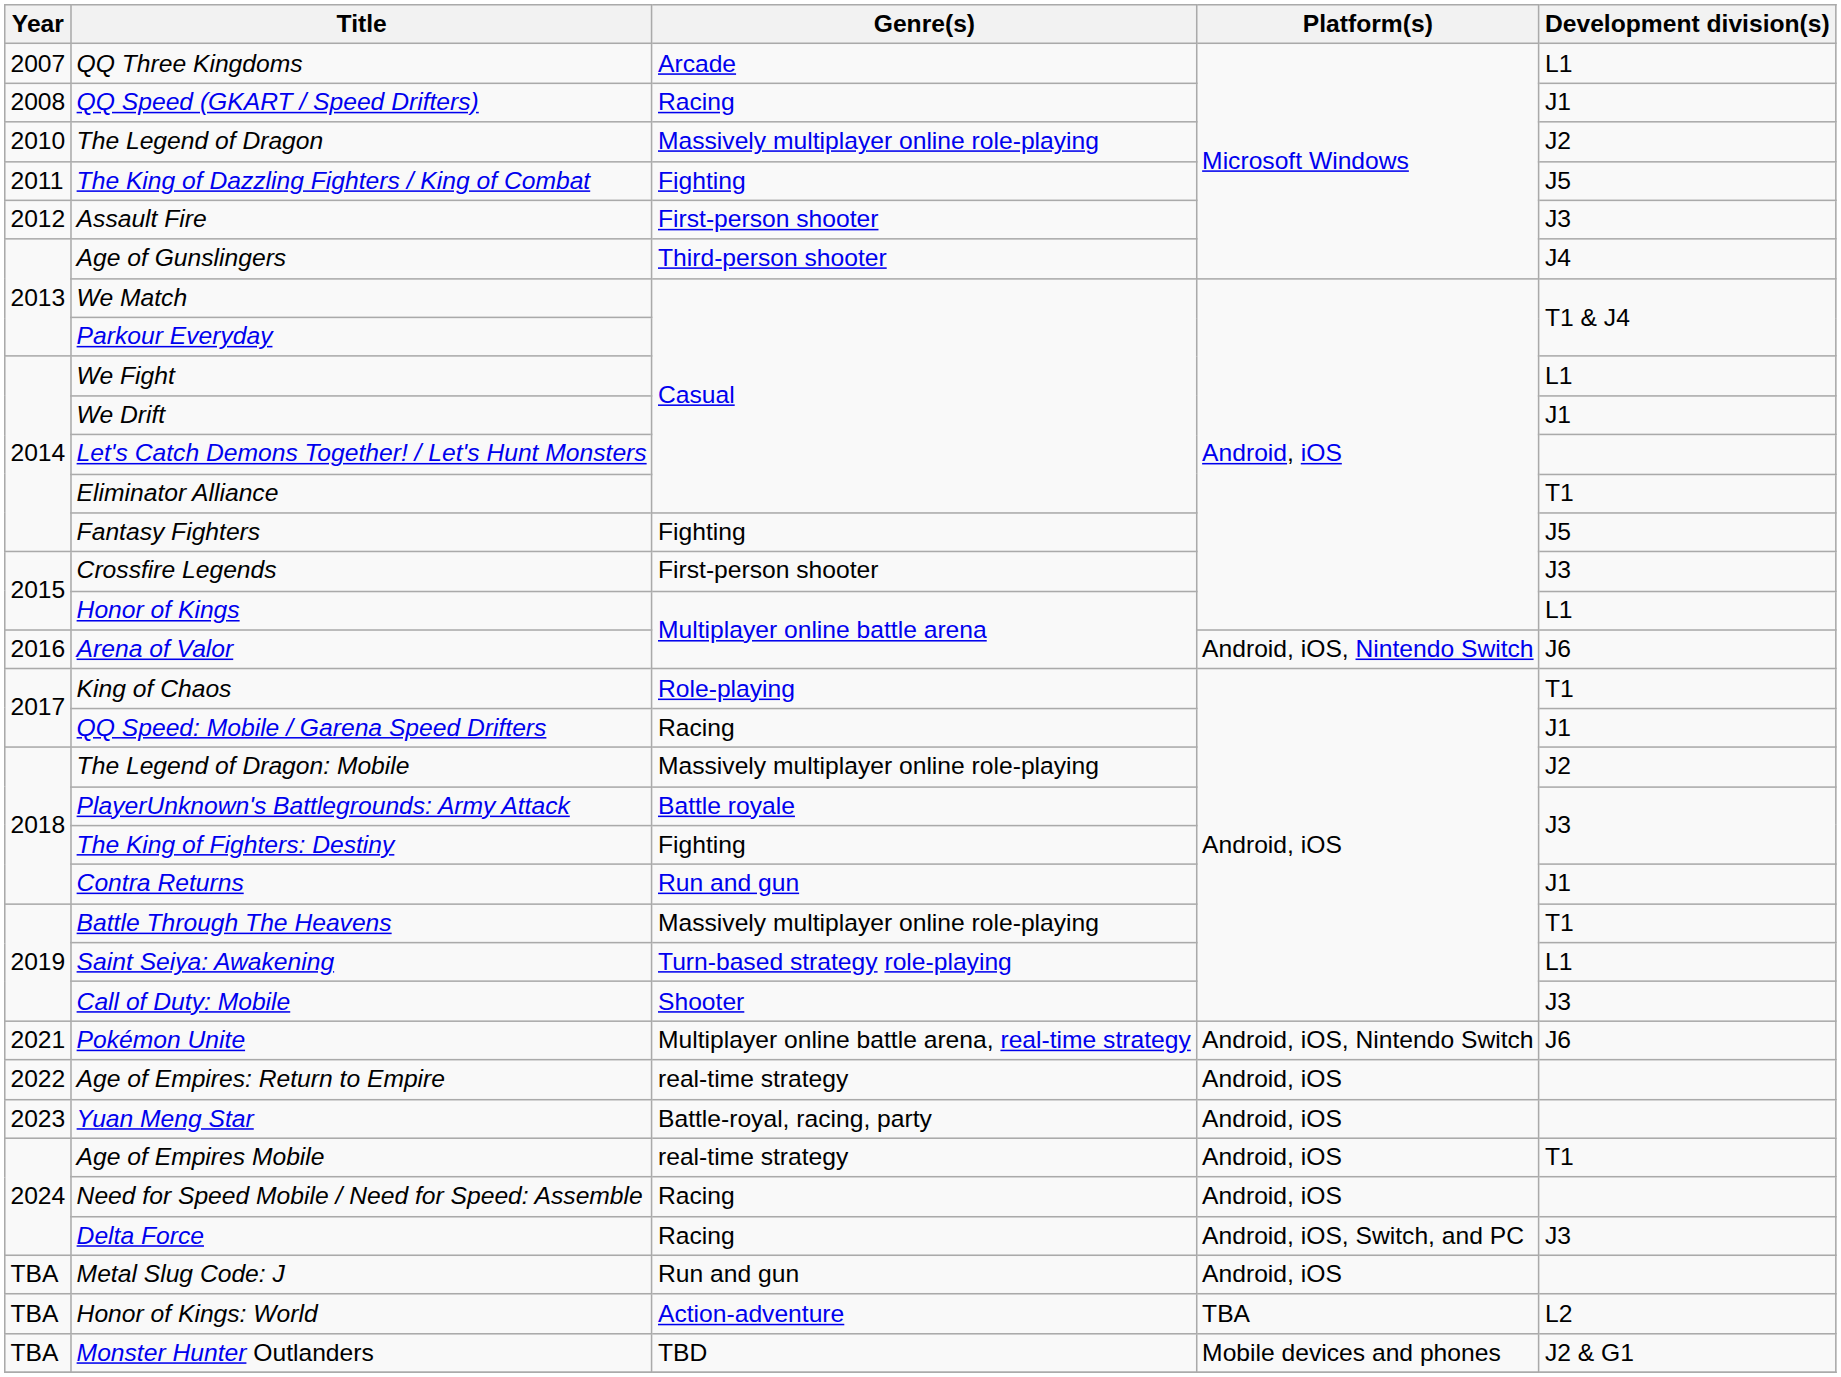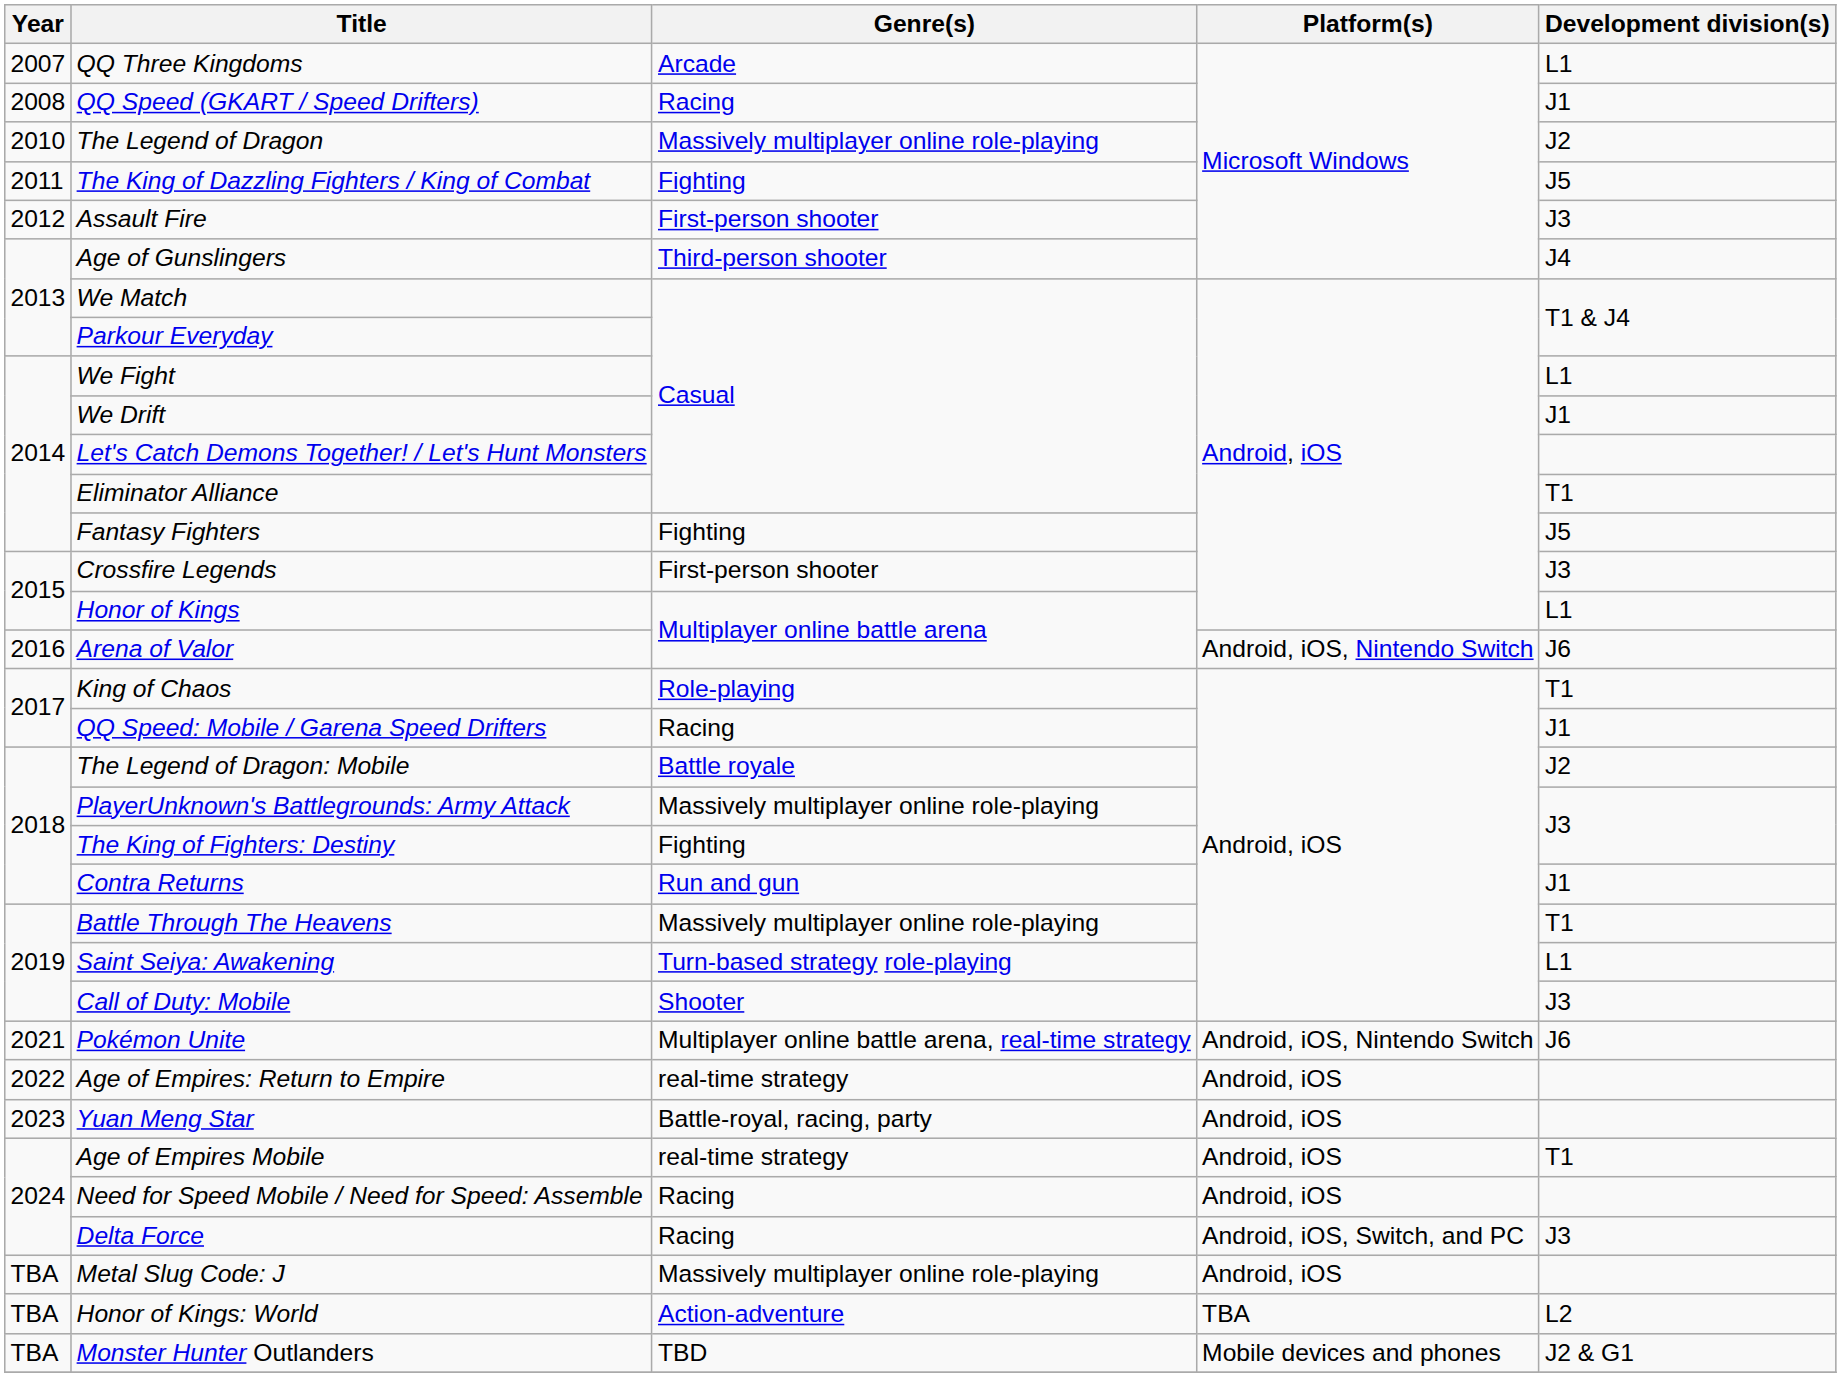(878, 766) Massively multiplayer online role-playing -> (726, 766) Battle royale
(726, 805) Battle royale -> (878, 805) Massively multiplayer online role-playing
(729, 1274) Run and gun -> (878, 1274) Massively multiplayer online role-playing
